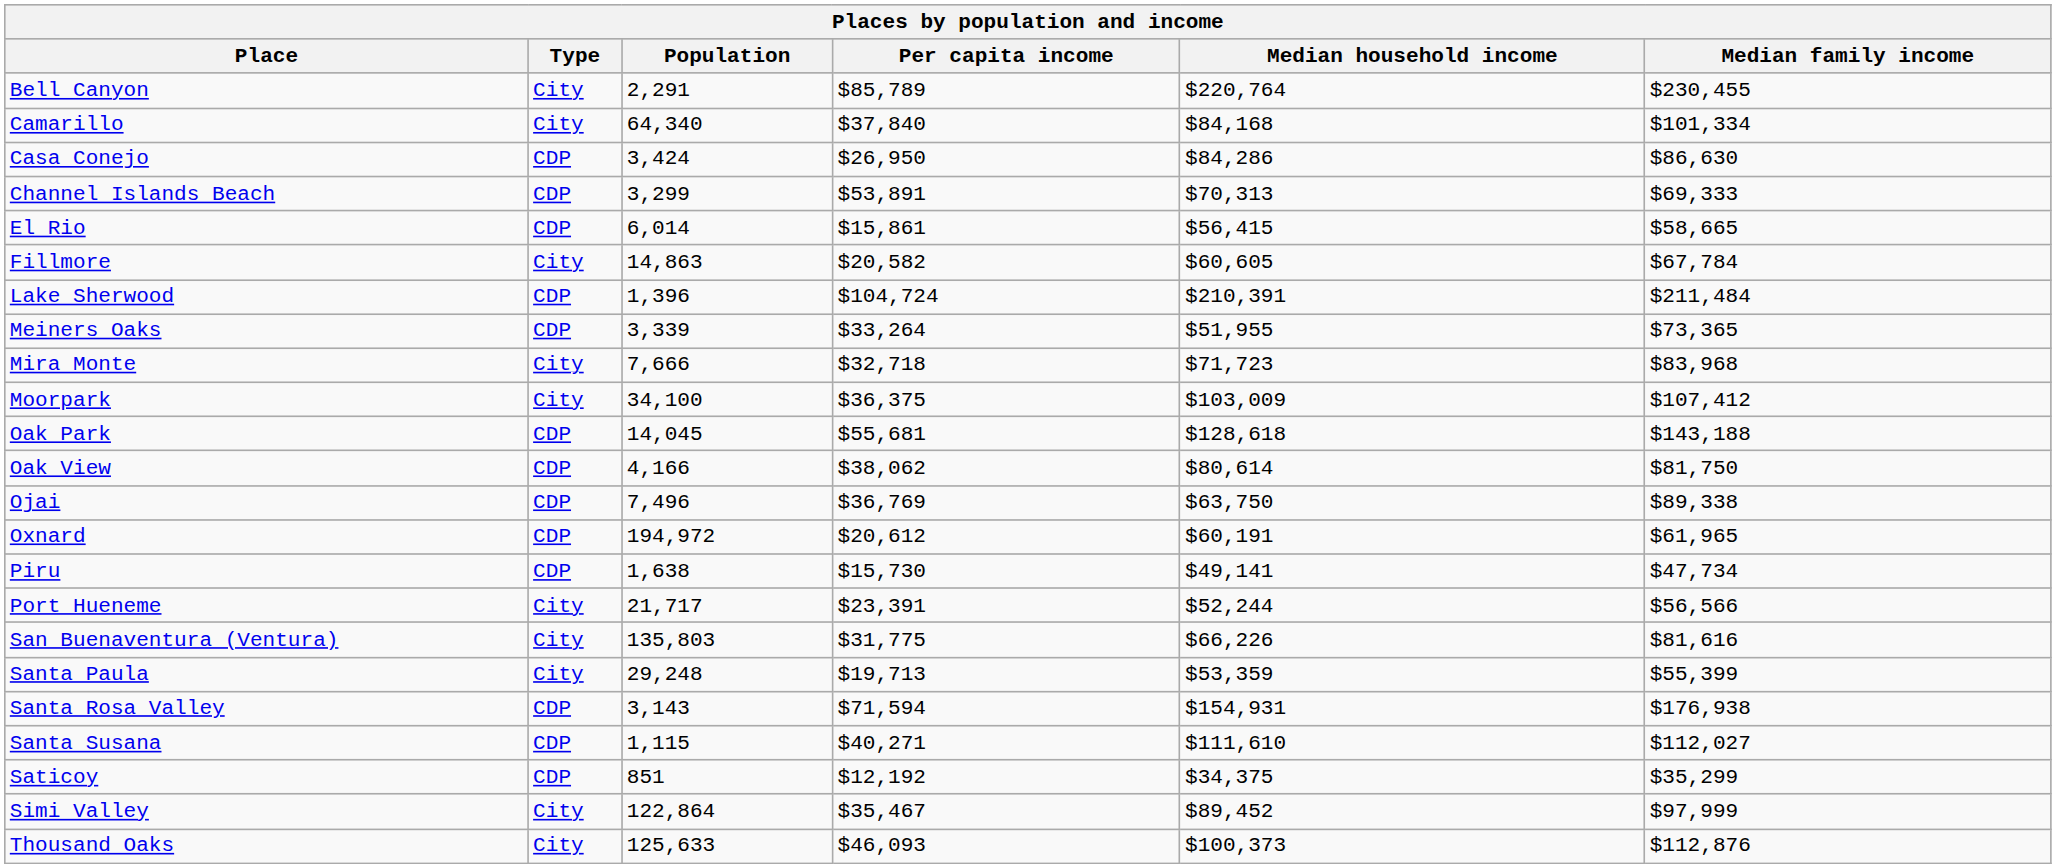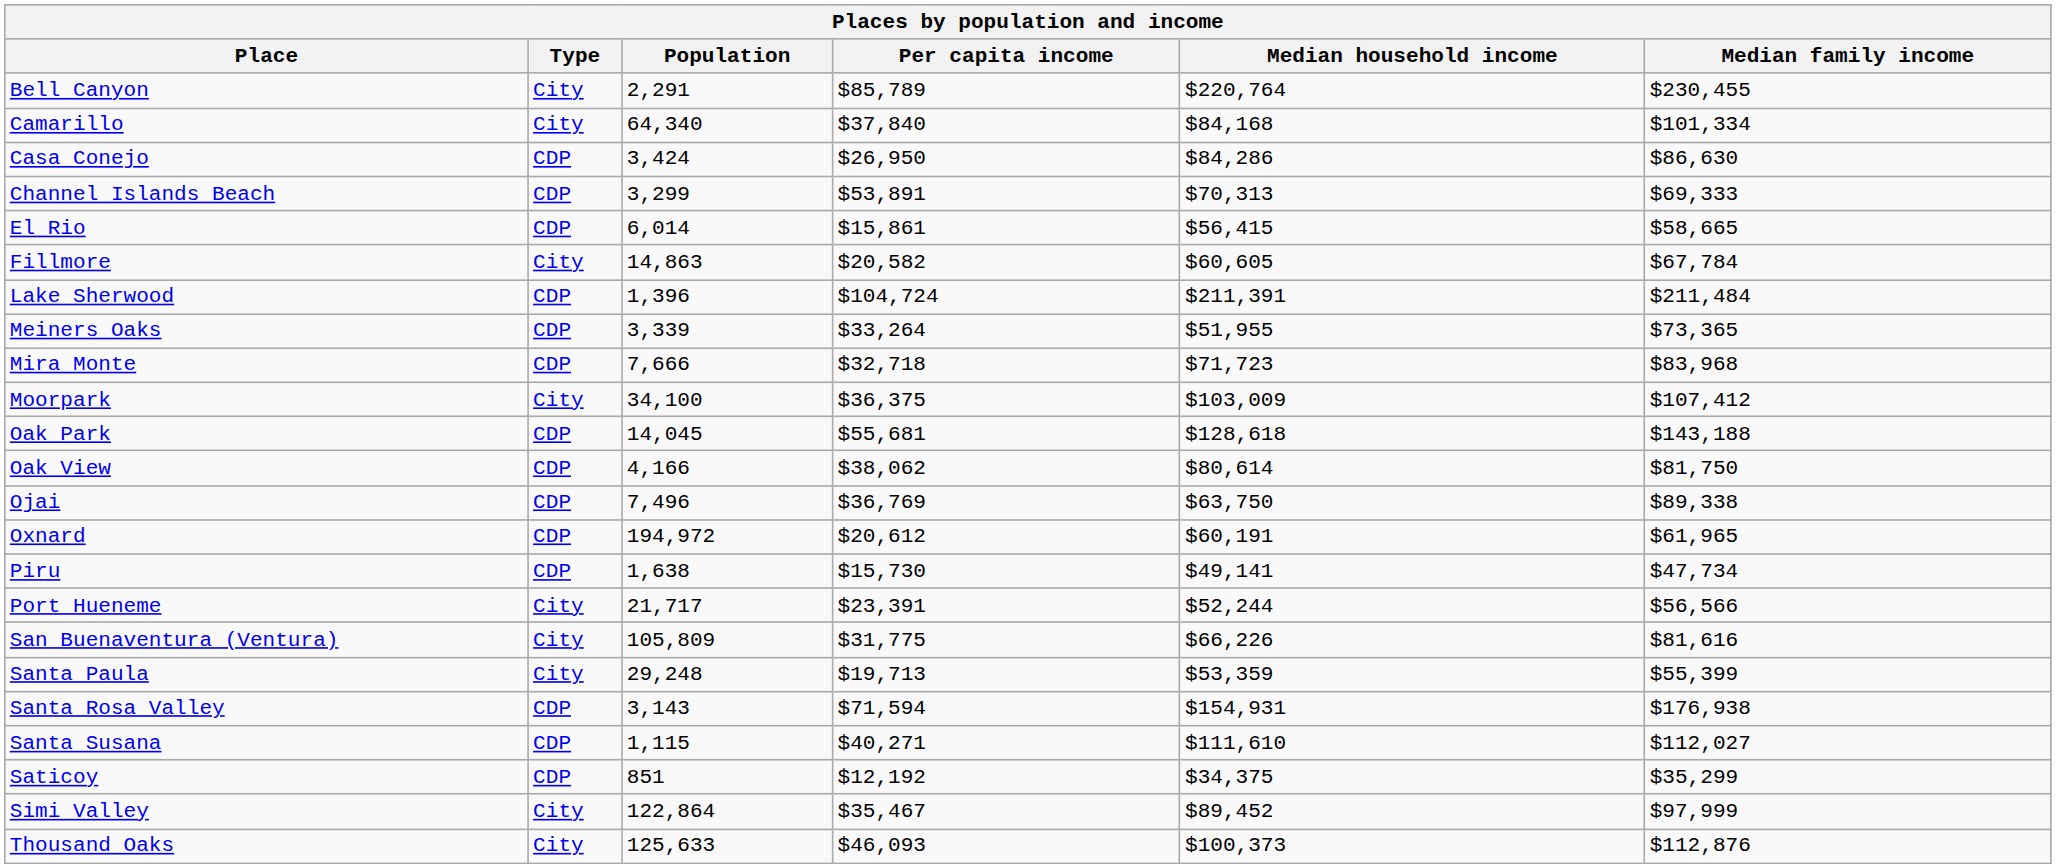(1236, 297) $210,391 -> (1236, 297) $211,391
(558, 365) City -> (552, 365) CDP
(671, 640) 135,803 -> (671, 640) 105,809
